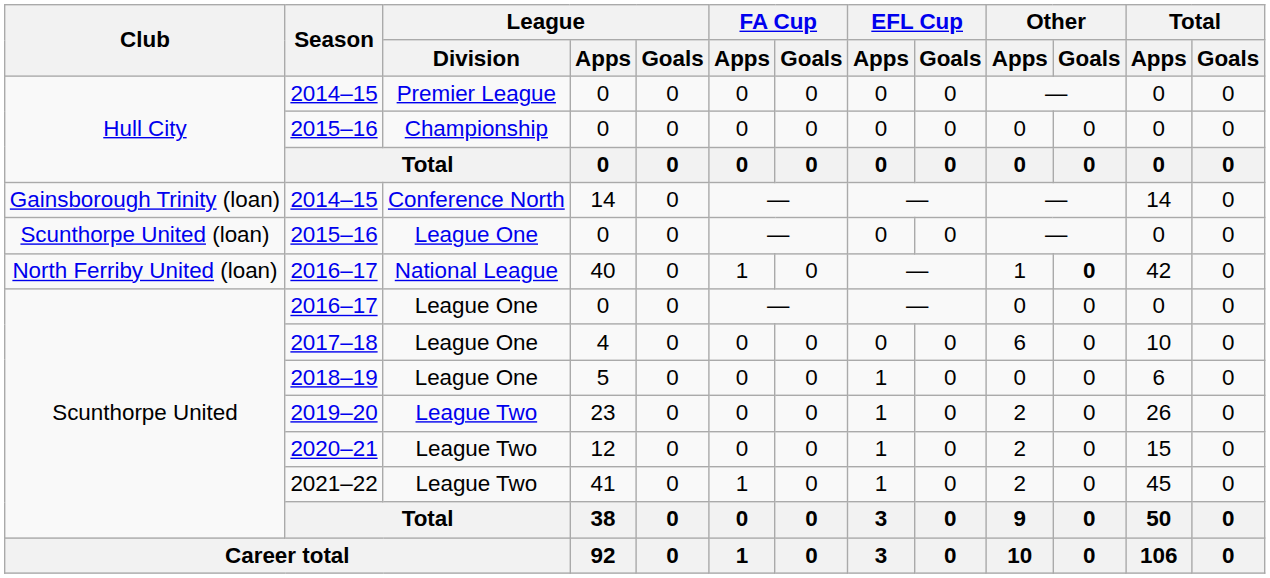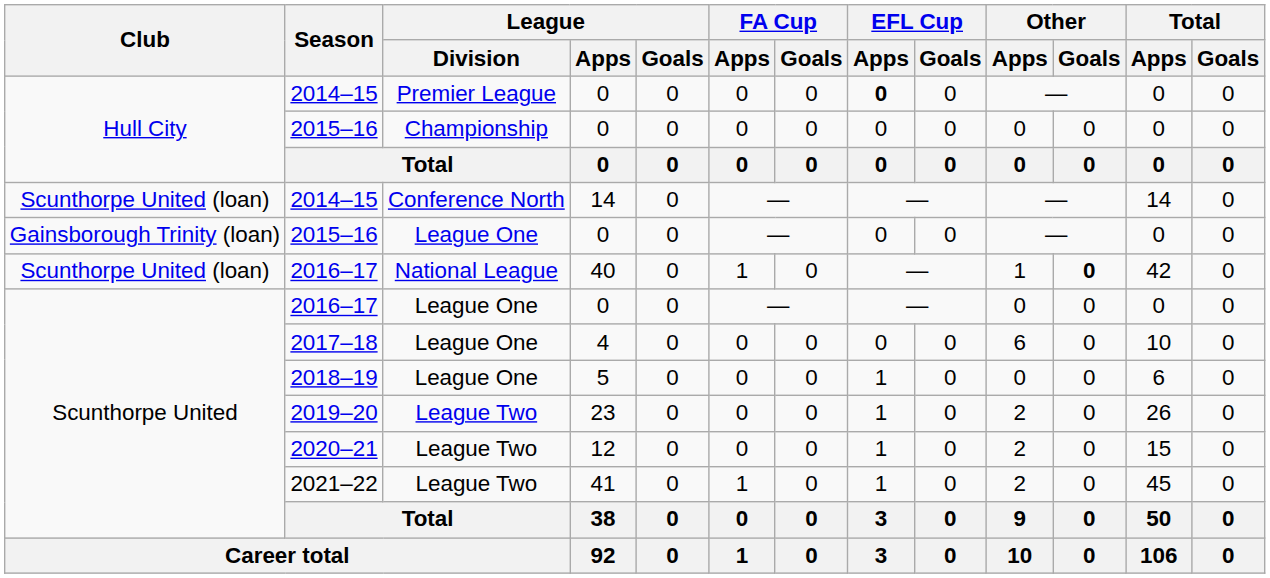(881, 93) normal -> (881, 93) bold
(145, 199) Gainsborough Trinity (loan) -> (145, 199) Scunthorpe United (loan)
(145, 235) Scunthorpe United (loan) -> (145, 235) Gainsborough Trinity (loan)
(145, 270) North Ferriby United (loan) -> (145, 270) Scunthorpe United (loan)
